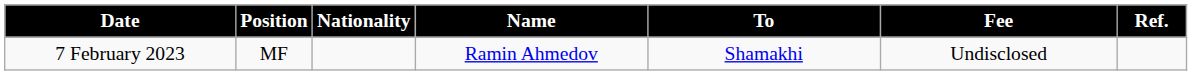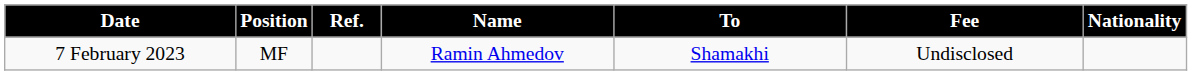columns swapped: (364, 21) <-> (1152, 21)
